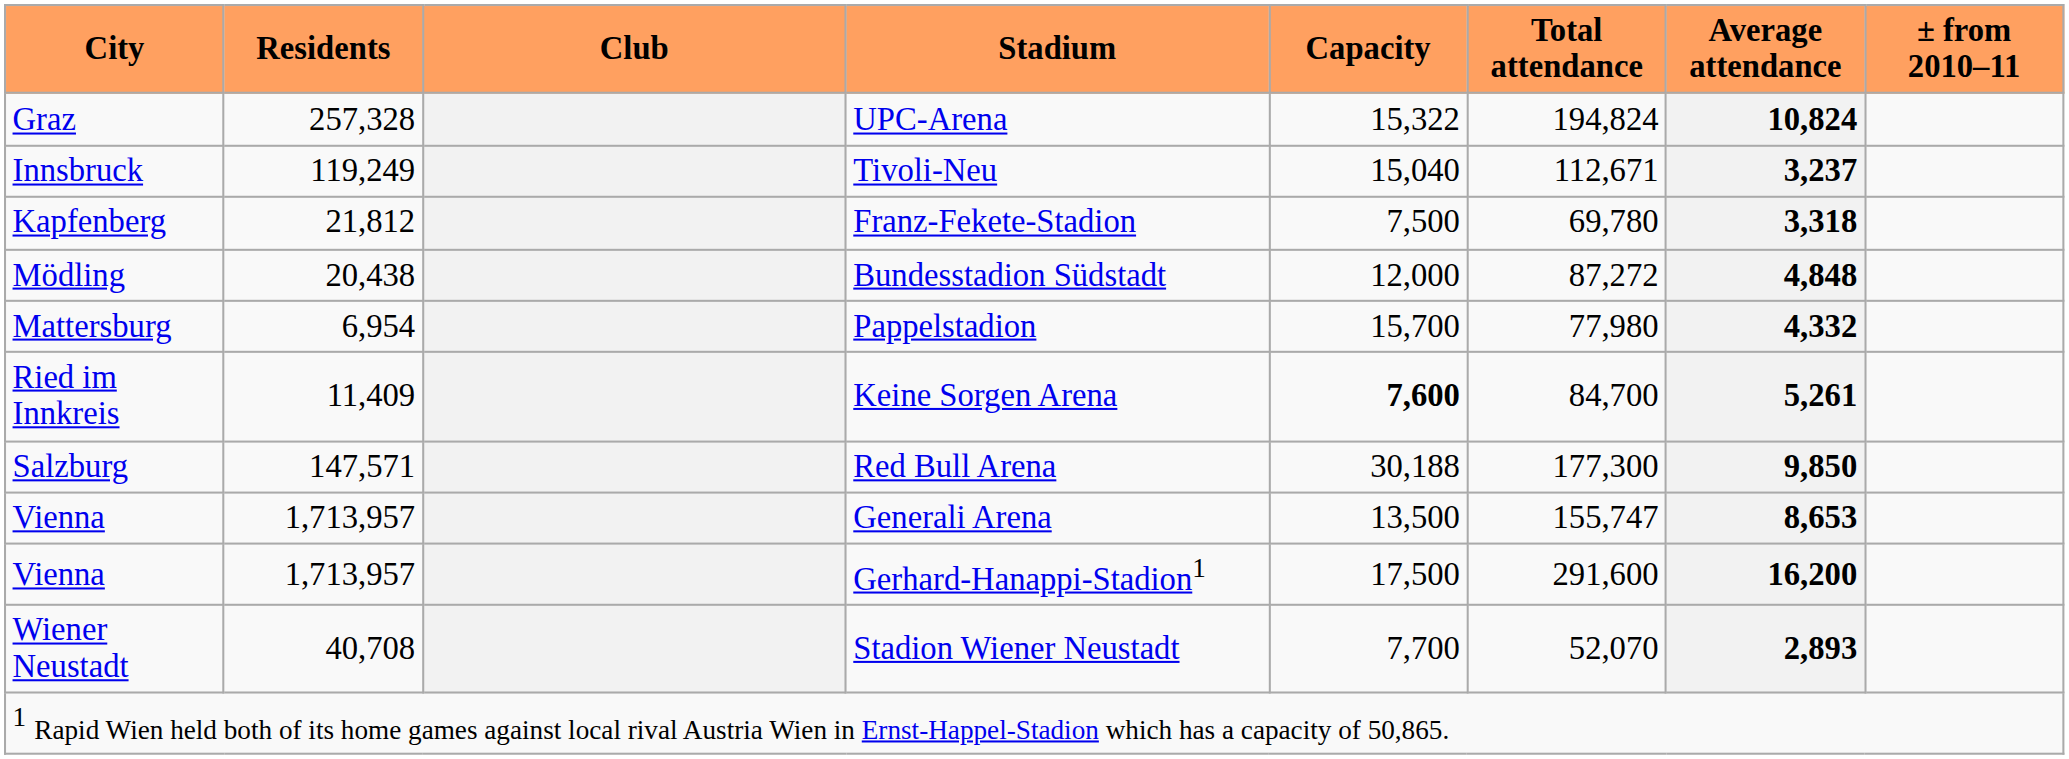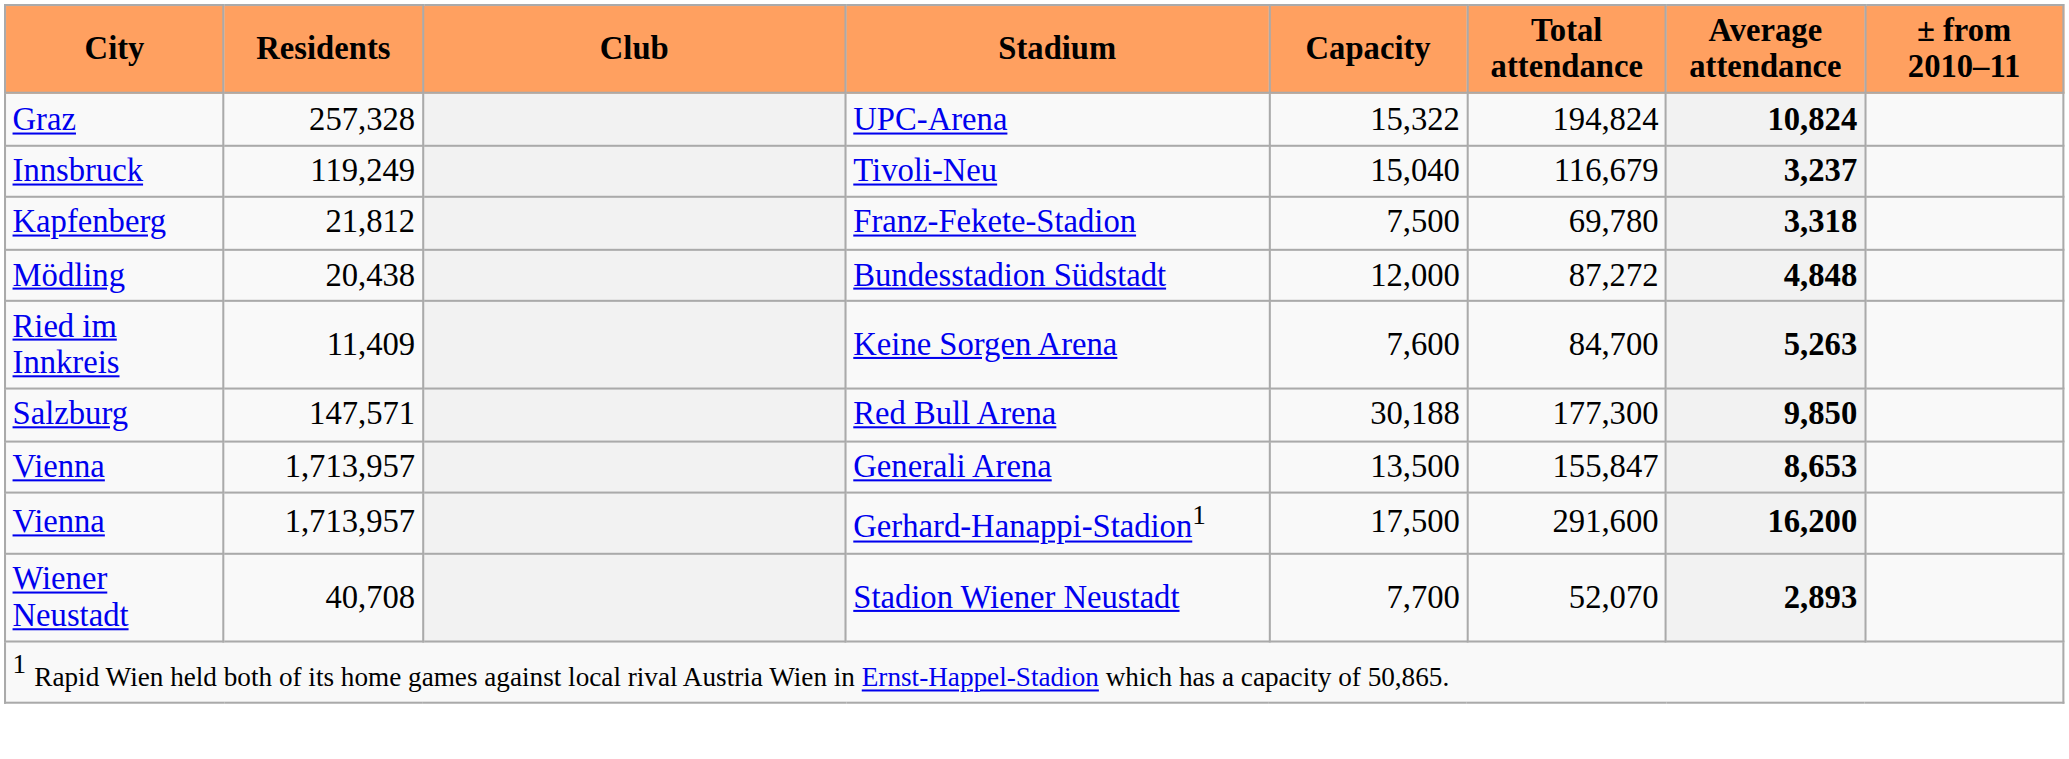(1606, 170) 112,671 -> (1606, 170) 116,679
- row: (945, 325)
(1423, 396) bold -> (1423, 344) normal
(1820, 396) 5,261 -> (1820, 344) 5,263
(1606, 517) 155,747 -> (1606, 466) 155,847
